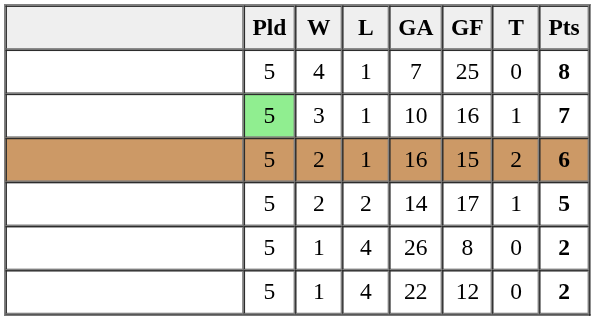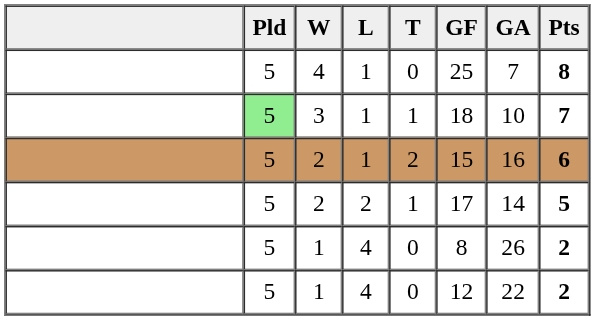columns swapped: (516, 27) <-> (416, 27)
(467, 115) 16 -> (462, 115) 18
